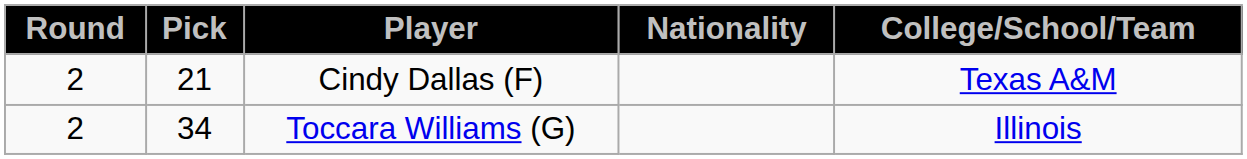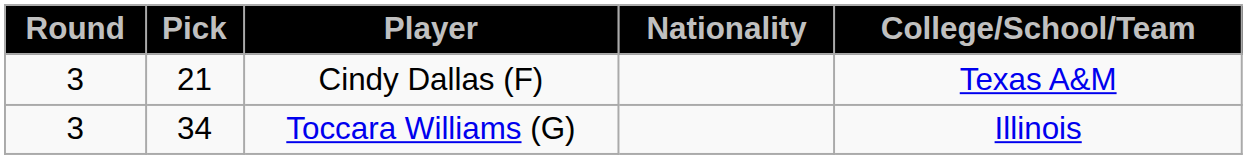(75, 79) 2 -> (75, 79) 3
(75, 128) 2 -> (75, 128) 3
